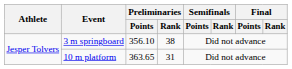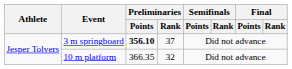(142, 42) normal -> (142, 42) bold
(170, 42) 38 -> (170, 42) 37
(142, 57) 363.65 -> (142, 57) 366.35
(170, 57) 31 -> (170, 57) 32
